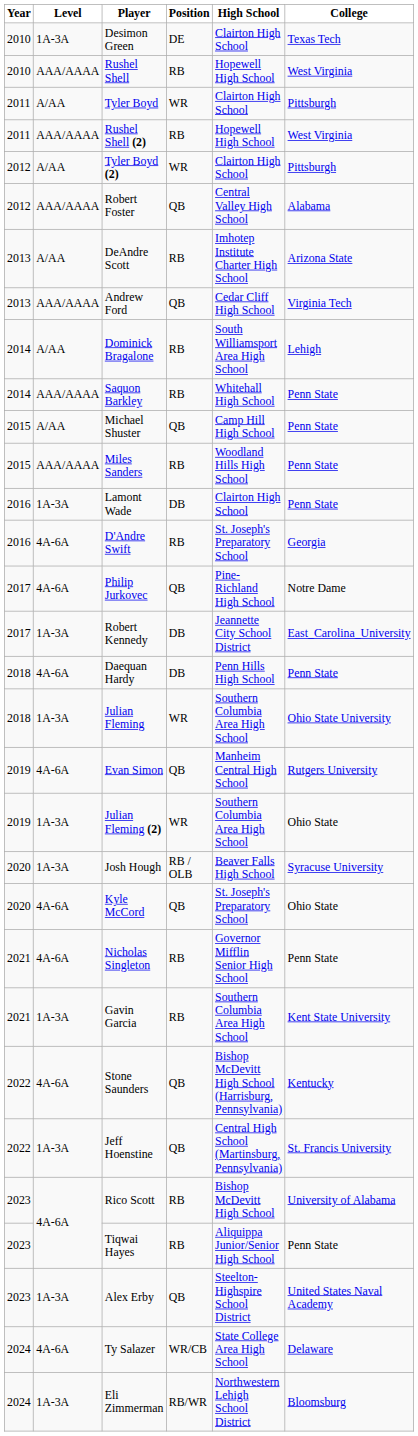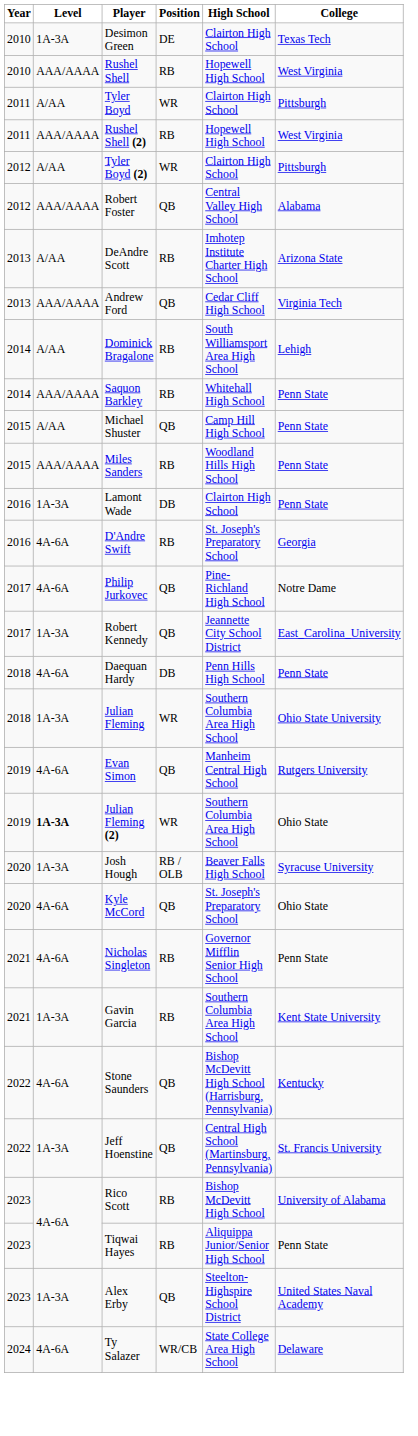(177, 634) DB -> (167, 634) QB
(53, 822) normal -> (53, 822) bold
- row: (134, 1401)
